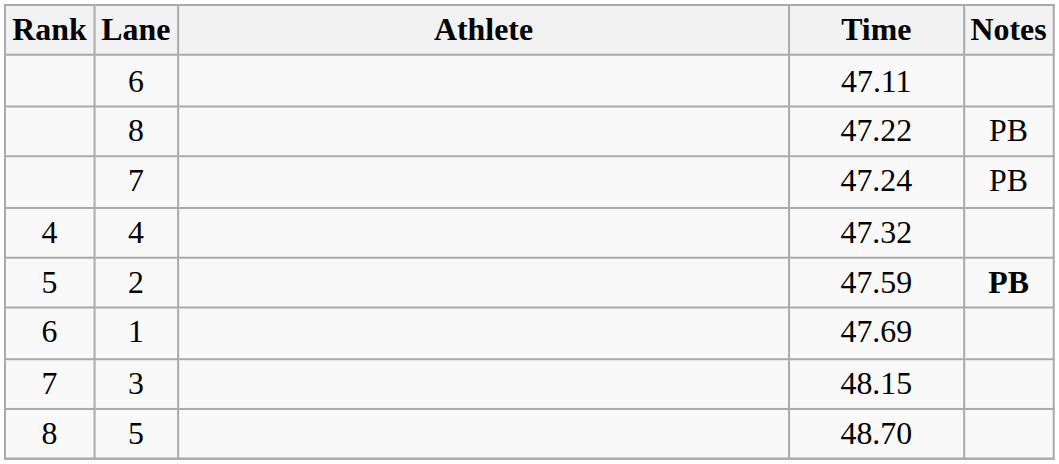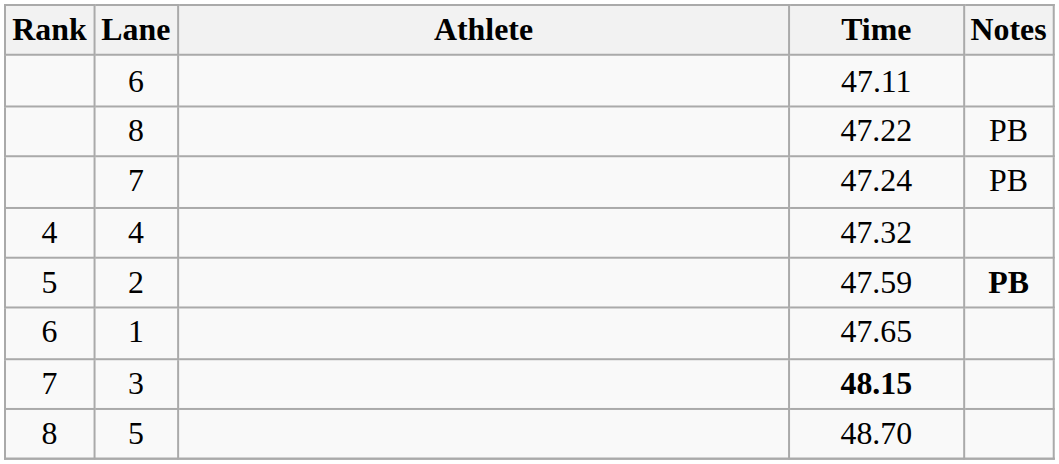(876, 332) 47.69 -> (876, 332) 47.65
(876, 383) normal -> (876, 383) bold
